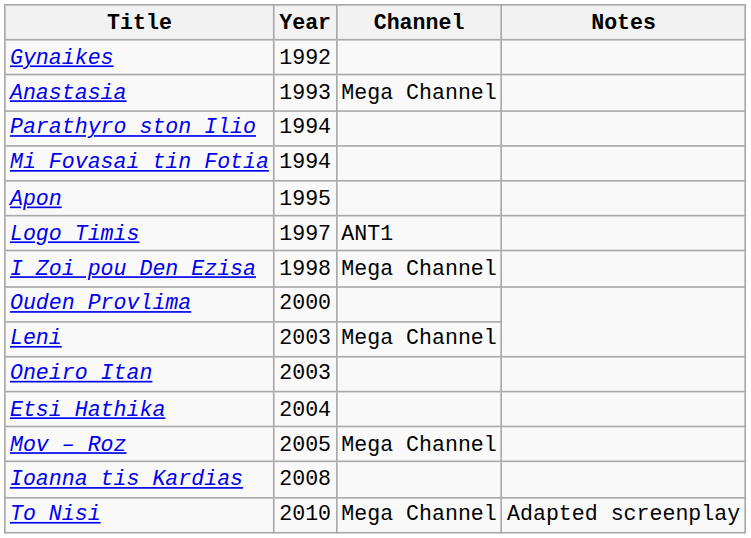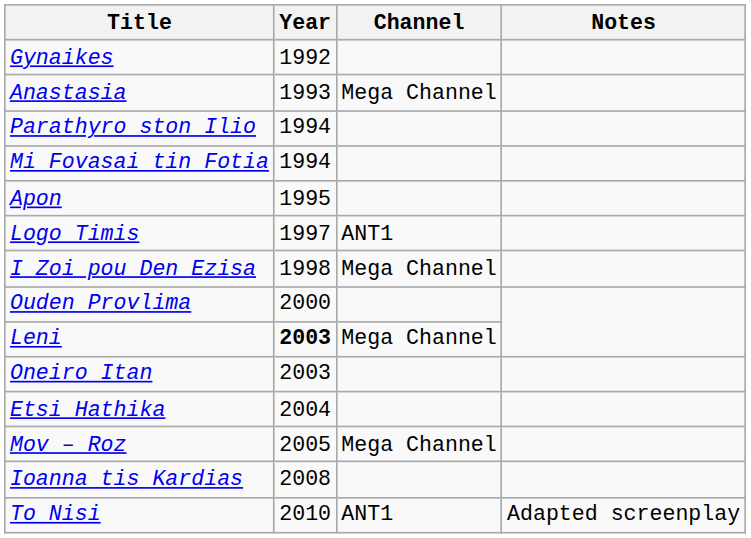(305, 339) normal -> (305, 339) bold
(419, 515) Mega Channel -> (367, 515) ANT1
